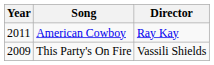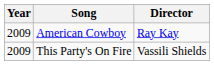(19, 32) 2011 -> (19, 32) 2009
